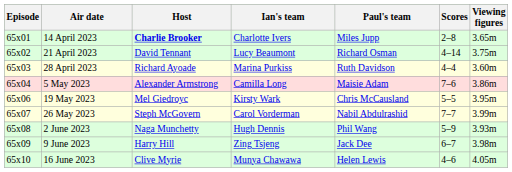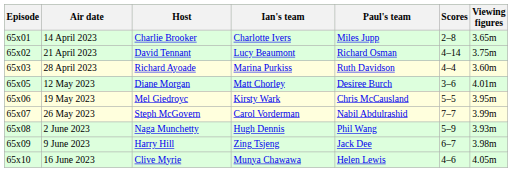(168, 38) bold -> (166, 38) normal
- row: (67, 83)
+ row: (69, 83)
